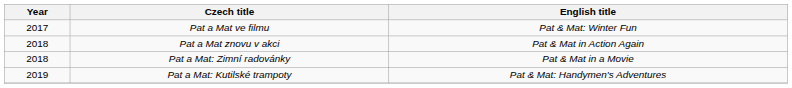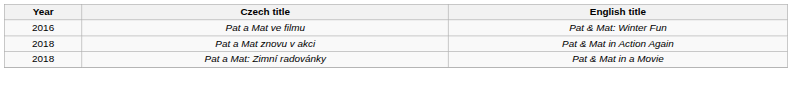(37, 28) 2017 -> (43, 28) 2016
- row: (229, 75)
